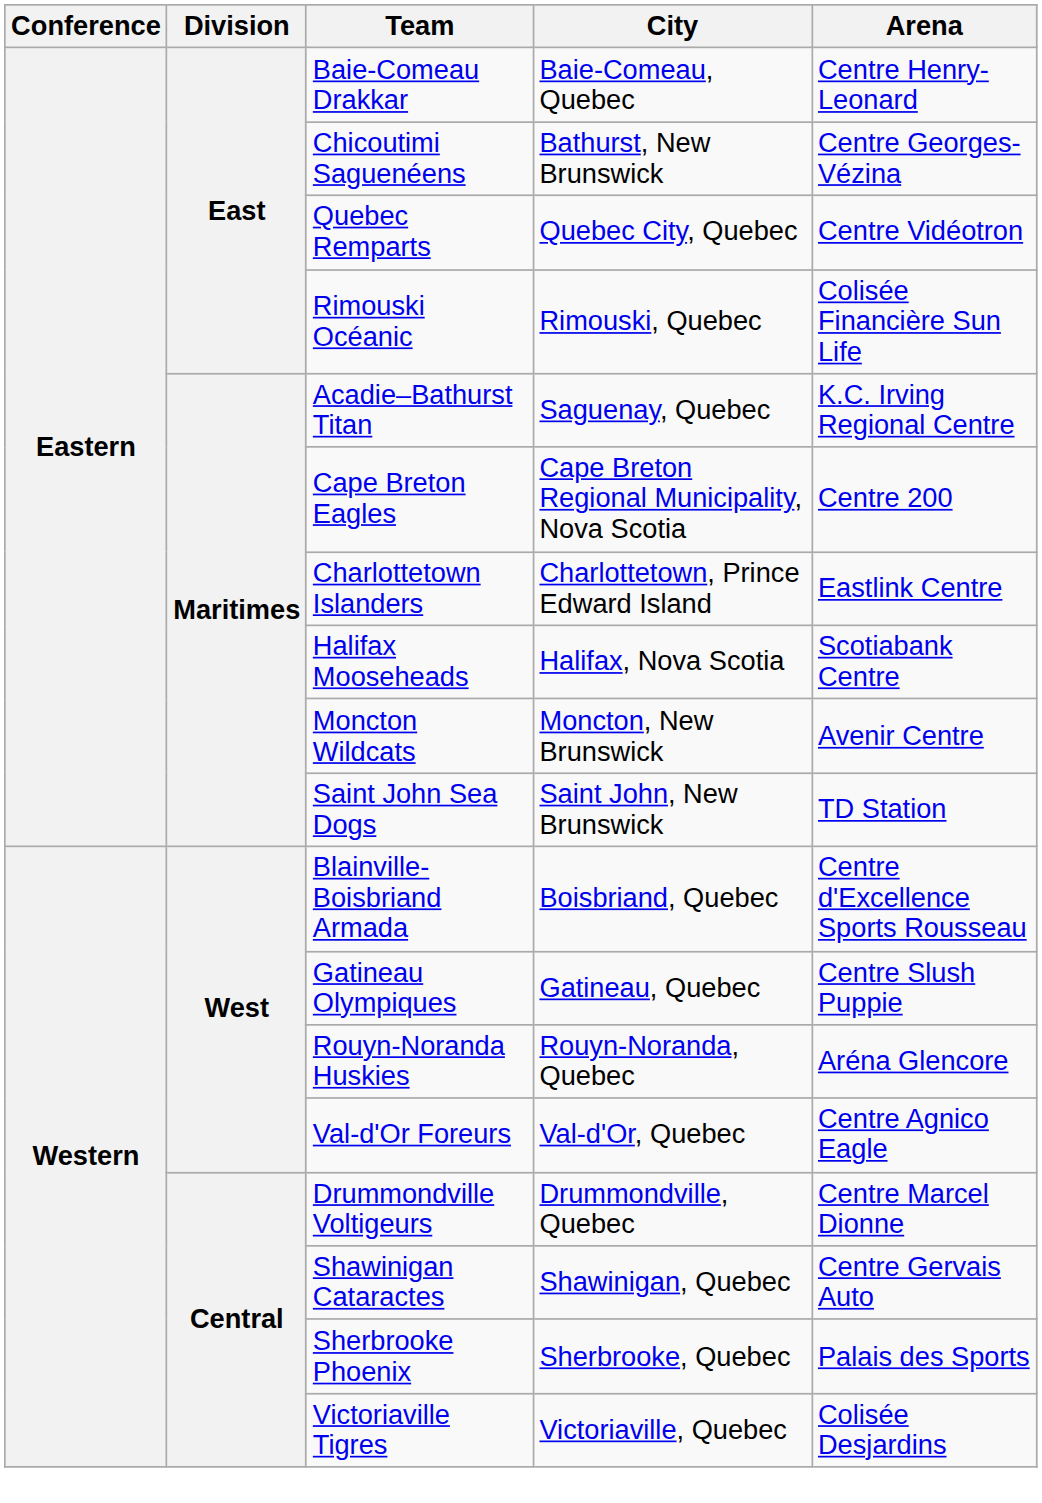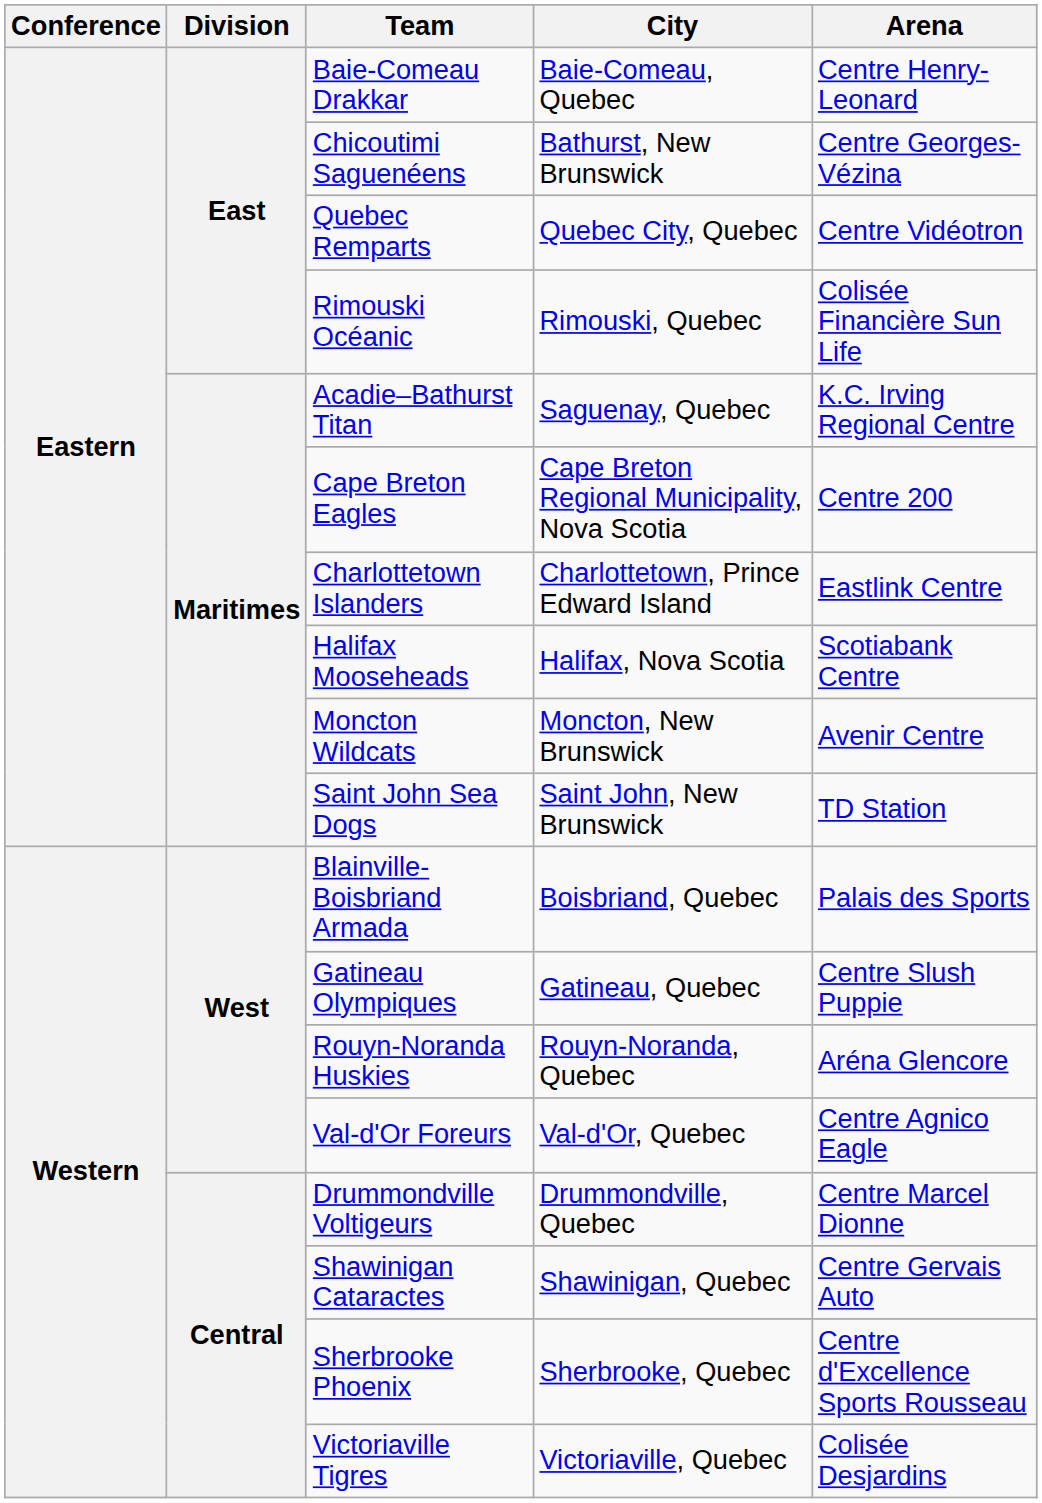(922, 898) Centre d'Excellence Sports Rousseau -> (924, 898) Palais des Sports
(924, 1356) Palais des Sports -> (922, 1371) Centre d'Excellence Sports Rousseau
